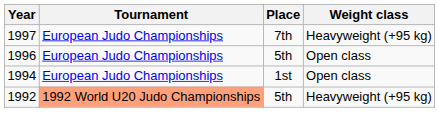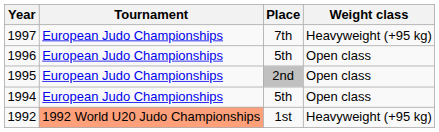+ row: (22, 76)
(283, 76) 1st -> (283, 96) 5th
(283, 96) 5th -> (283, 117) 1st
